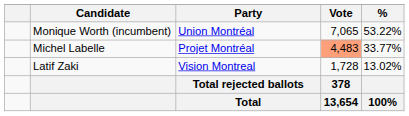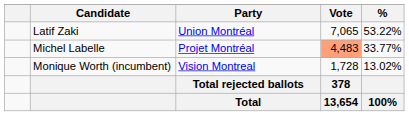(102, 31) Monique Worth (incumbent) -> (56, 31) Latif Zaki
(56, 66) Latif Zaki -> (102, 66) Monique Worth (incumbent)
